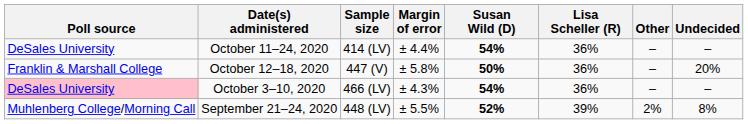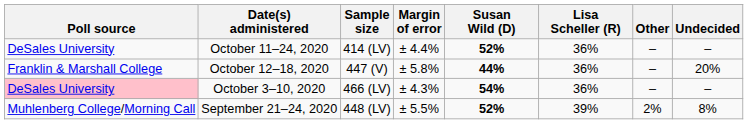(492, 49) 54% -> (492, 49) 52%
(492, 69) 50% -> (492, 69) 44%
